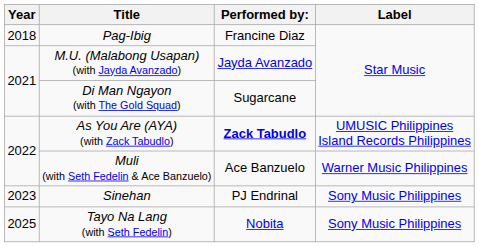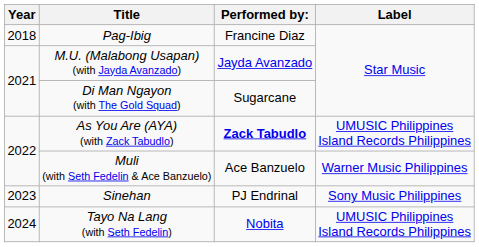(22, 224) 2025 -> (22, 224) 2024
(395, 224) Sony Music Philippines -> (395, 224) UMUSIC Philippines Island Records Philippines
